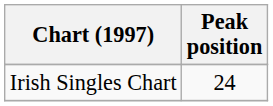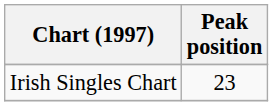(225, 82) 24 -> (225, 82) 23
